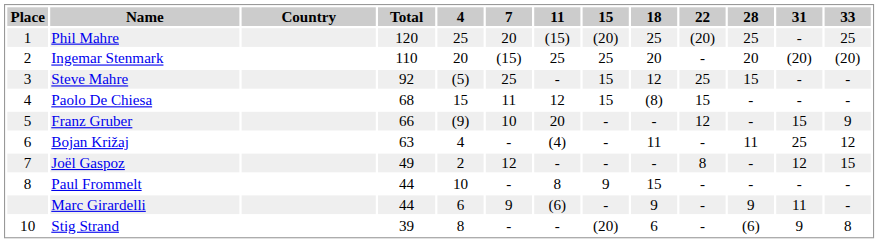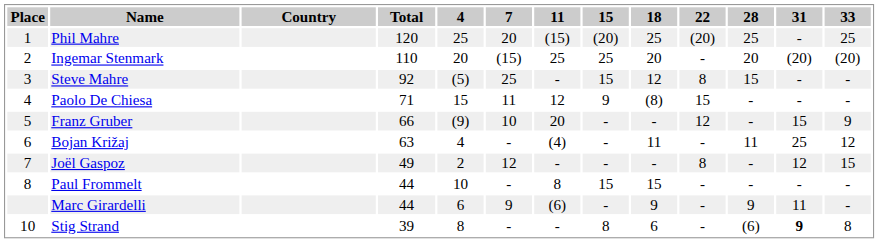(702, 79) 25 -> (702, 79) 8
(407, 100) 68 -> (407, 100) 71
(606, 100) 15 -> (606, 100) 9
(606, 184) 9 -> (606, 184) 15
(606, 226) (20) -> (606, 226) 8
(799, 226) normal -> (799, 226) bold
